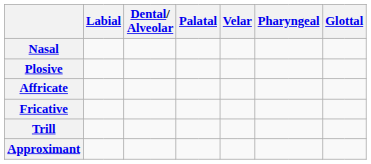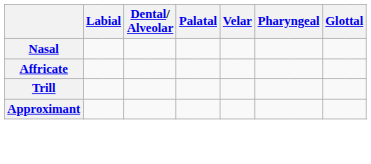- row: (44, 68)
- row: (44, 108)
